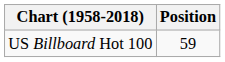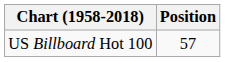(188, 43) 59 -> (188, 43) 57
